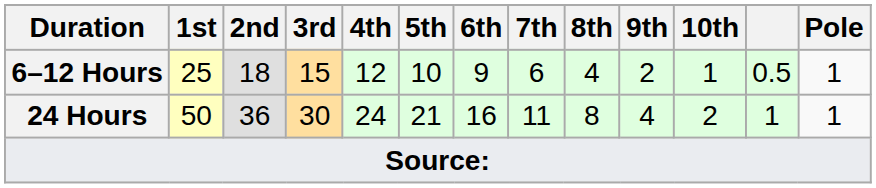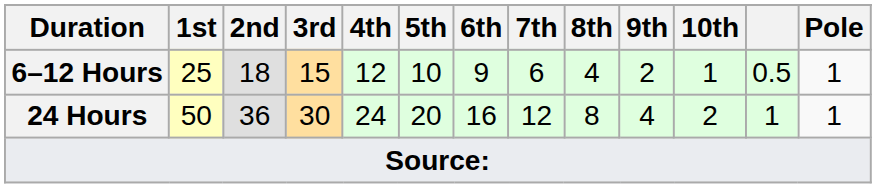(426, 116) 21 -> (426, 116) 20
(537, 116) 11 -> (537, 116) 12
